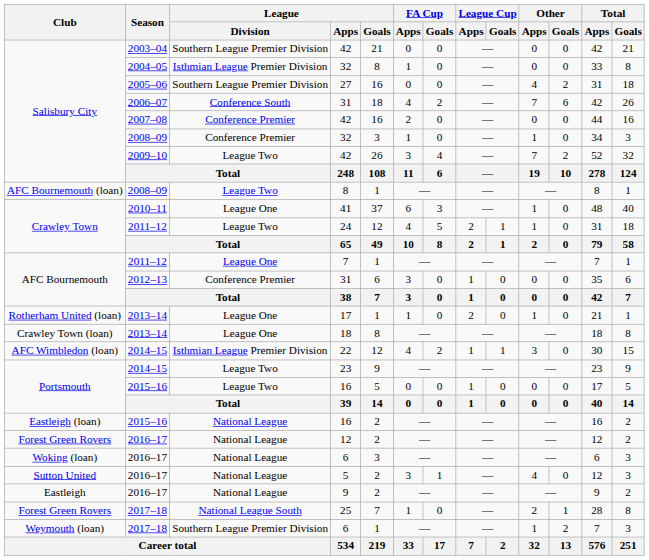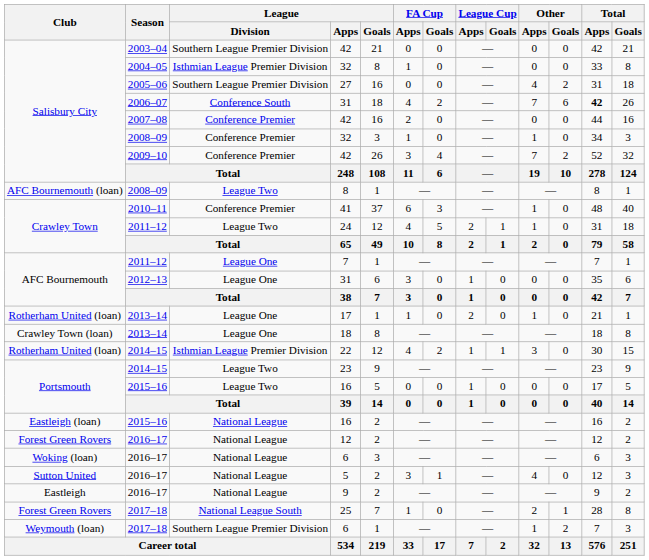(597, 102) normal -> (597, 102) bold
(250, 155) League Two -> (250, 155) Conference Premier
(250, 208) League One -> (250, 208) Conference Premier
(250, 279) Conference Premier -> (250, 279) League One
(65, 350) AFC Wimbledon (loan) -> (65, 350) Rotherham United (loan)
